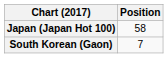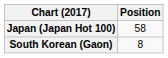(140, 45) 7 -> (140, 45) 8
